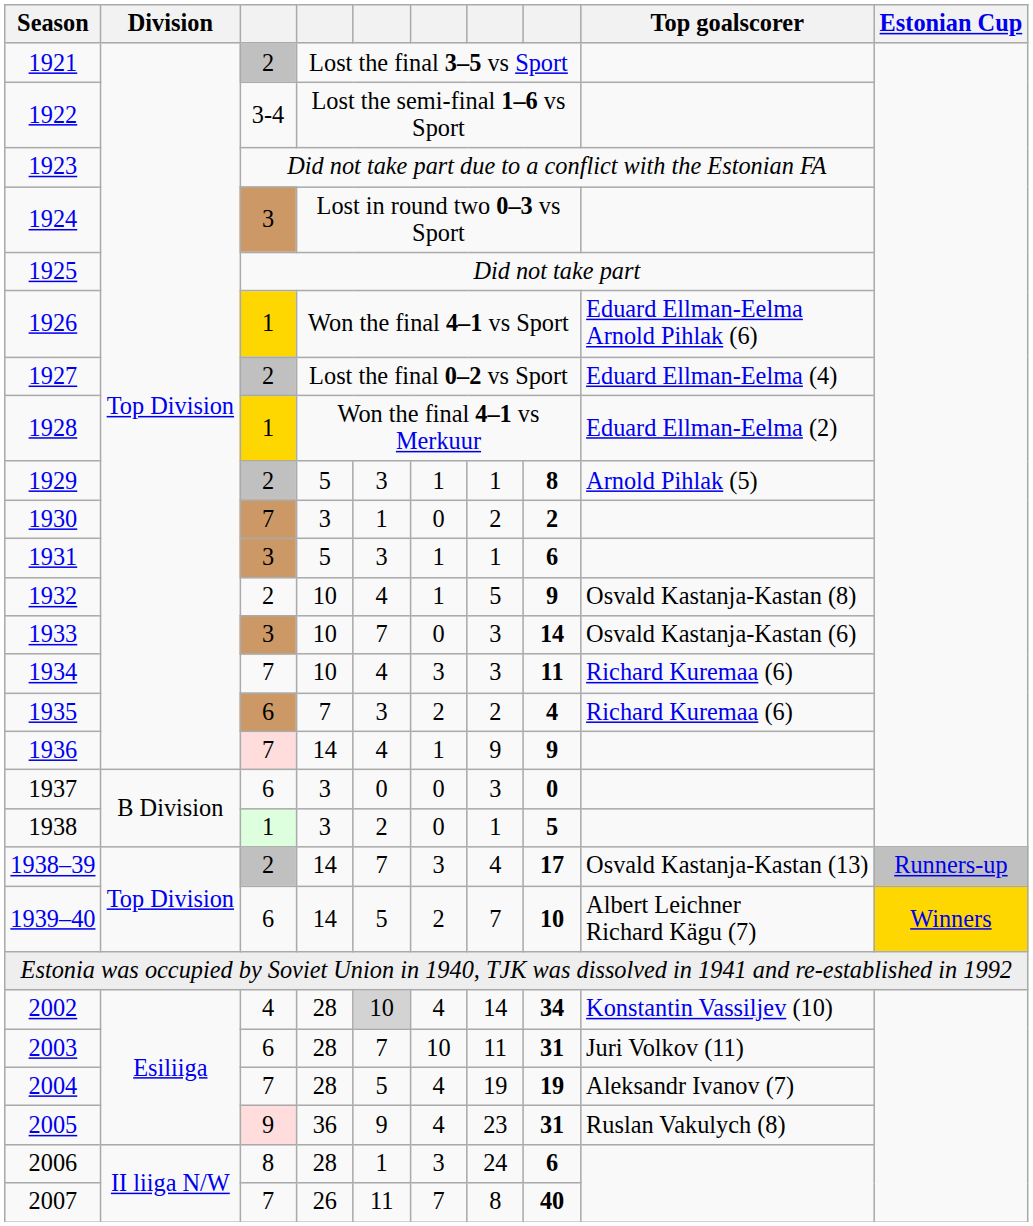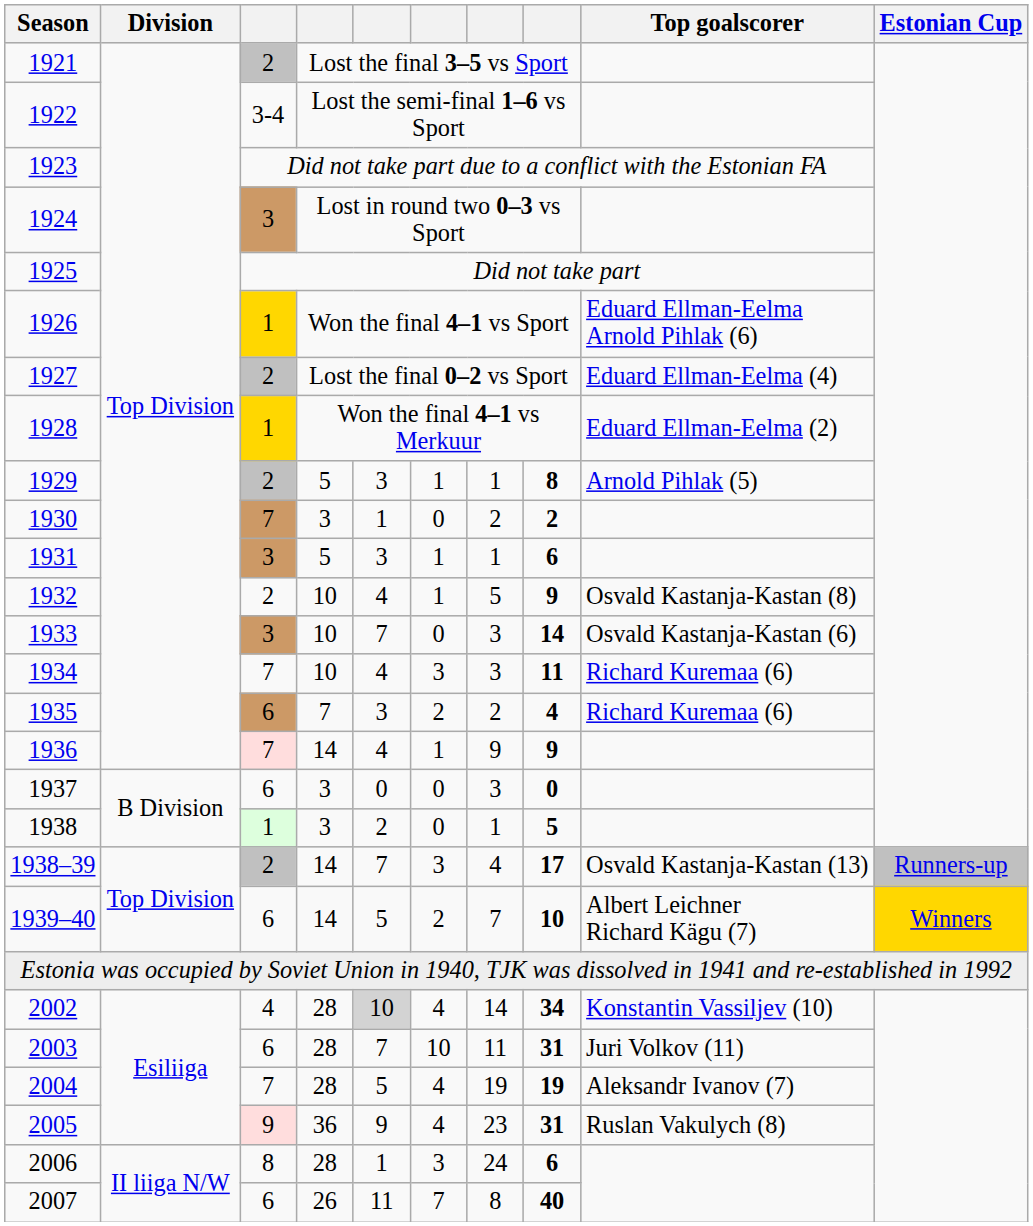(268, 1201) 7 -> (268, 1201) 6
